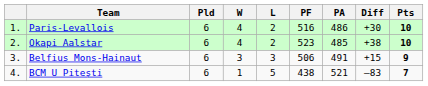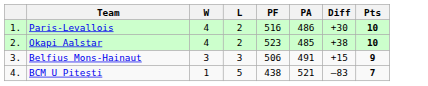- column: (206, 12)
